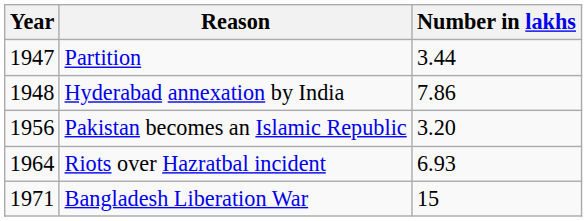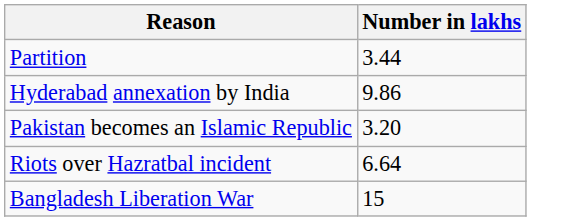- column: (32, 22)
(436, 92) 7.86 -> (382, 92) 9.86
(436, 163) 6.93 -> (382, 163) 6.64
